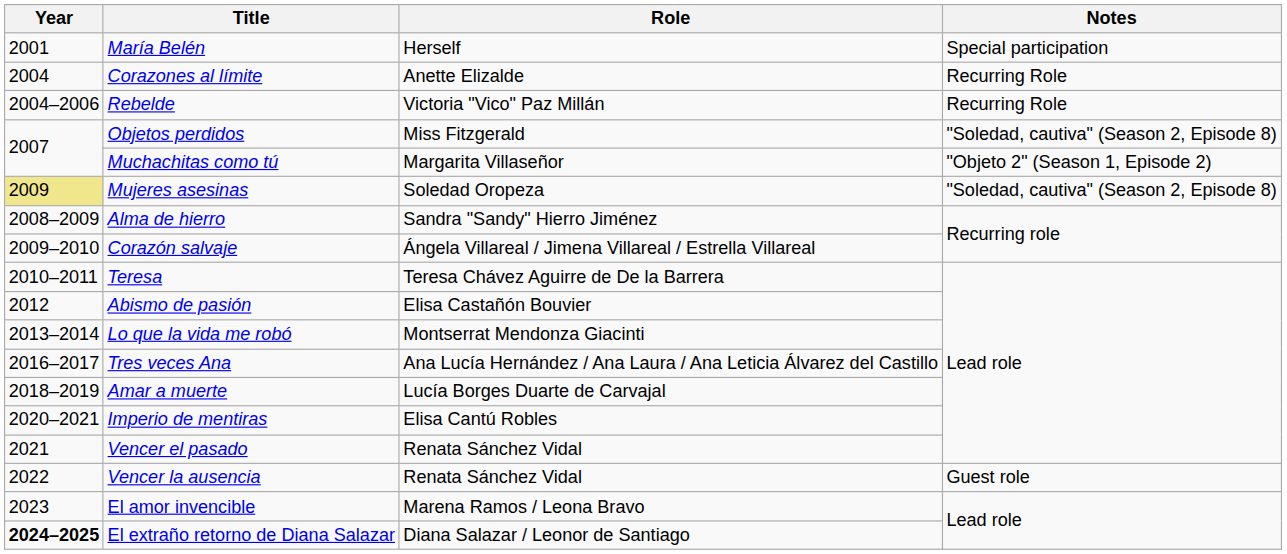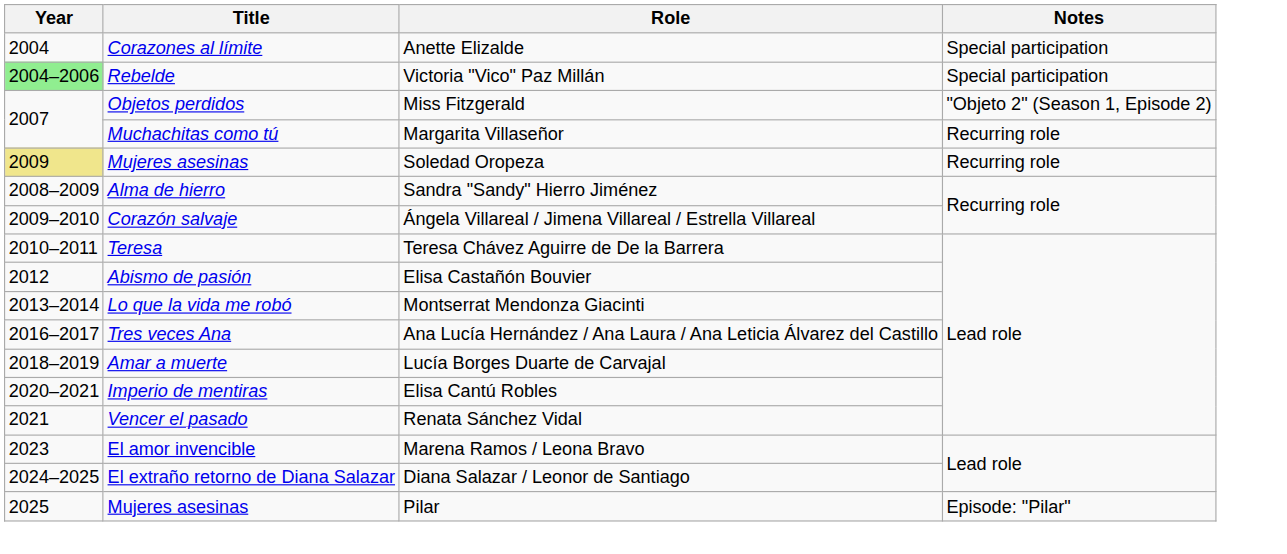- row: (156, 47)
(1007, 76) Recurring Role -> (1027, 47) Special participation
(54, 104) no background -> (54, 76) lightgreen background
(1007, 104) Recurring Role -> (1027, 76) Special participation
(1112, 133) "Soledad, cautiva" (Season 2, Episode 8) -> (1079, 104) "Objeto 2" (Season 1, Episode 2)
(1079, 162) "Objeto 2" (Season 1, Episode 2) -> (1003, 133) Recurring role
(1112, 190) "Soledad, cautiva" (Season 2, Episode 8) -> (1003, 162) Recurring role
- row: (184, 477)
(54, 534) bold -> (54, 477) normal
+ row: (178, 506)
